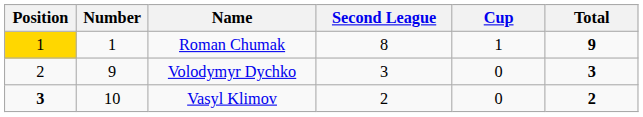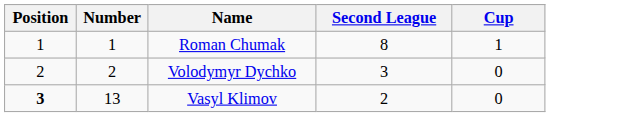- column: (592, 18)
(40, 44) gold background -> (40, 44) no background
(112, 71) 9 -> (112, 71) 2
(112, 98) 10 -> (112, 98) 13
